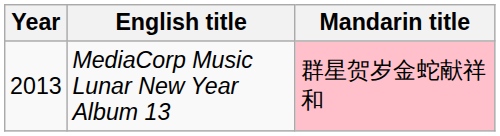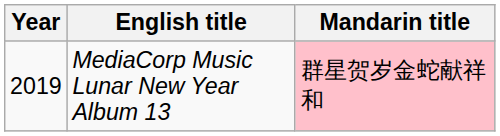(36, 85) 2013 -> (36, 85) 2019
